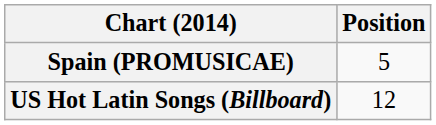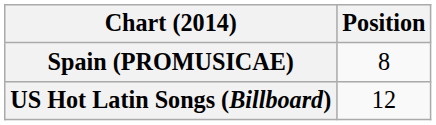(384, 61) 5 -> (384, 61) 8
